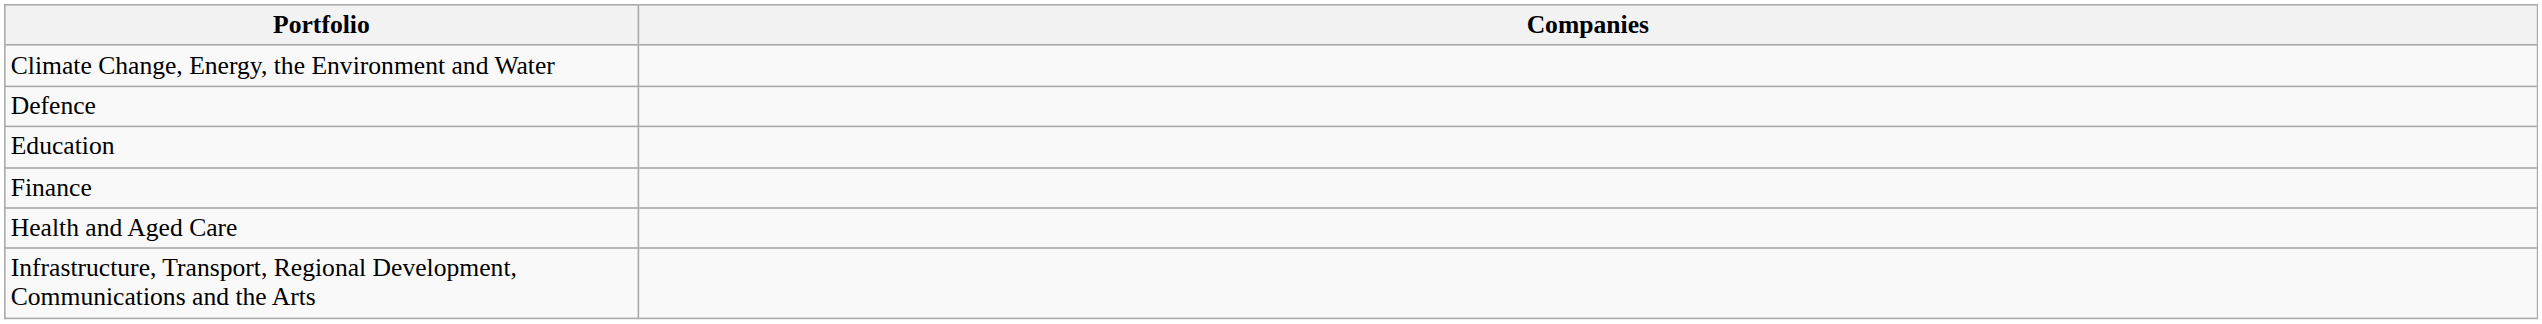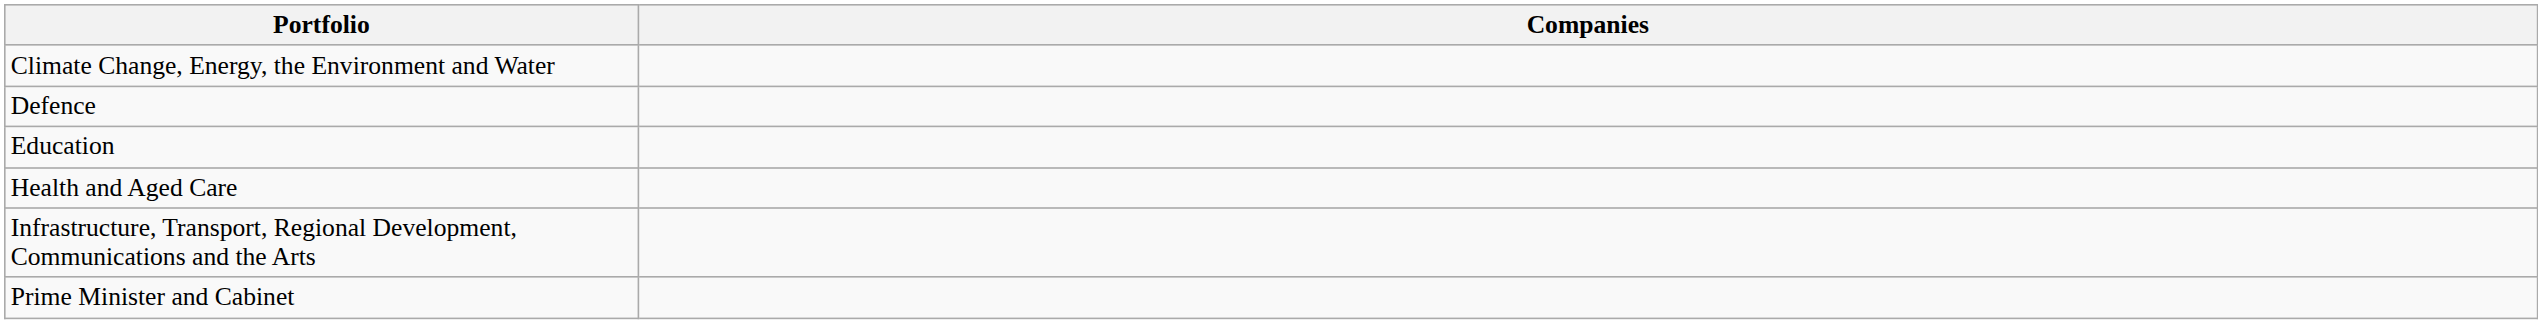- row: (51, 187)
+ row: (153, 297)
